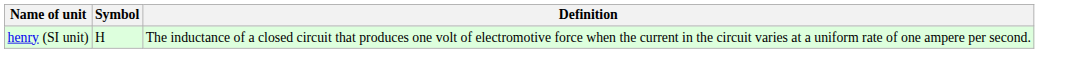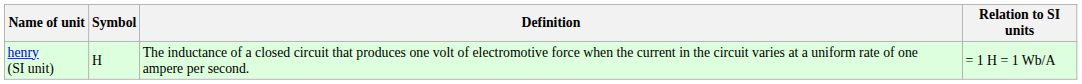+ column: (1020, 23)
